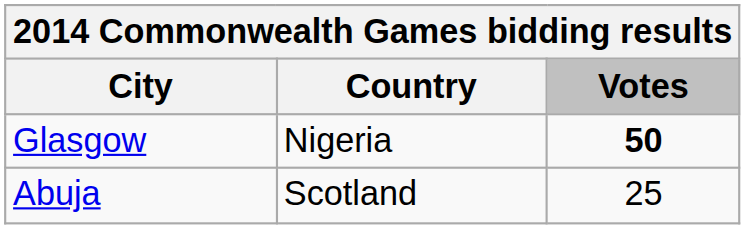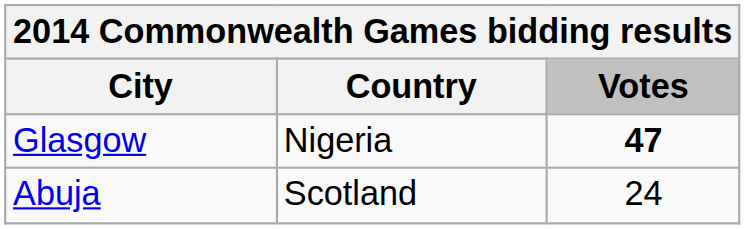(643, 140) 50 -> (643, 140) 47
(643, 194) 25 -> (643, 194) 24
